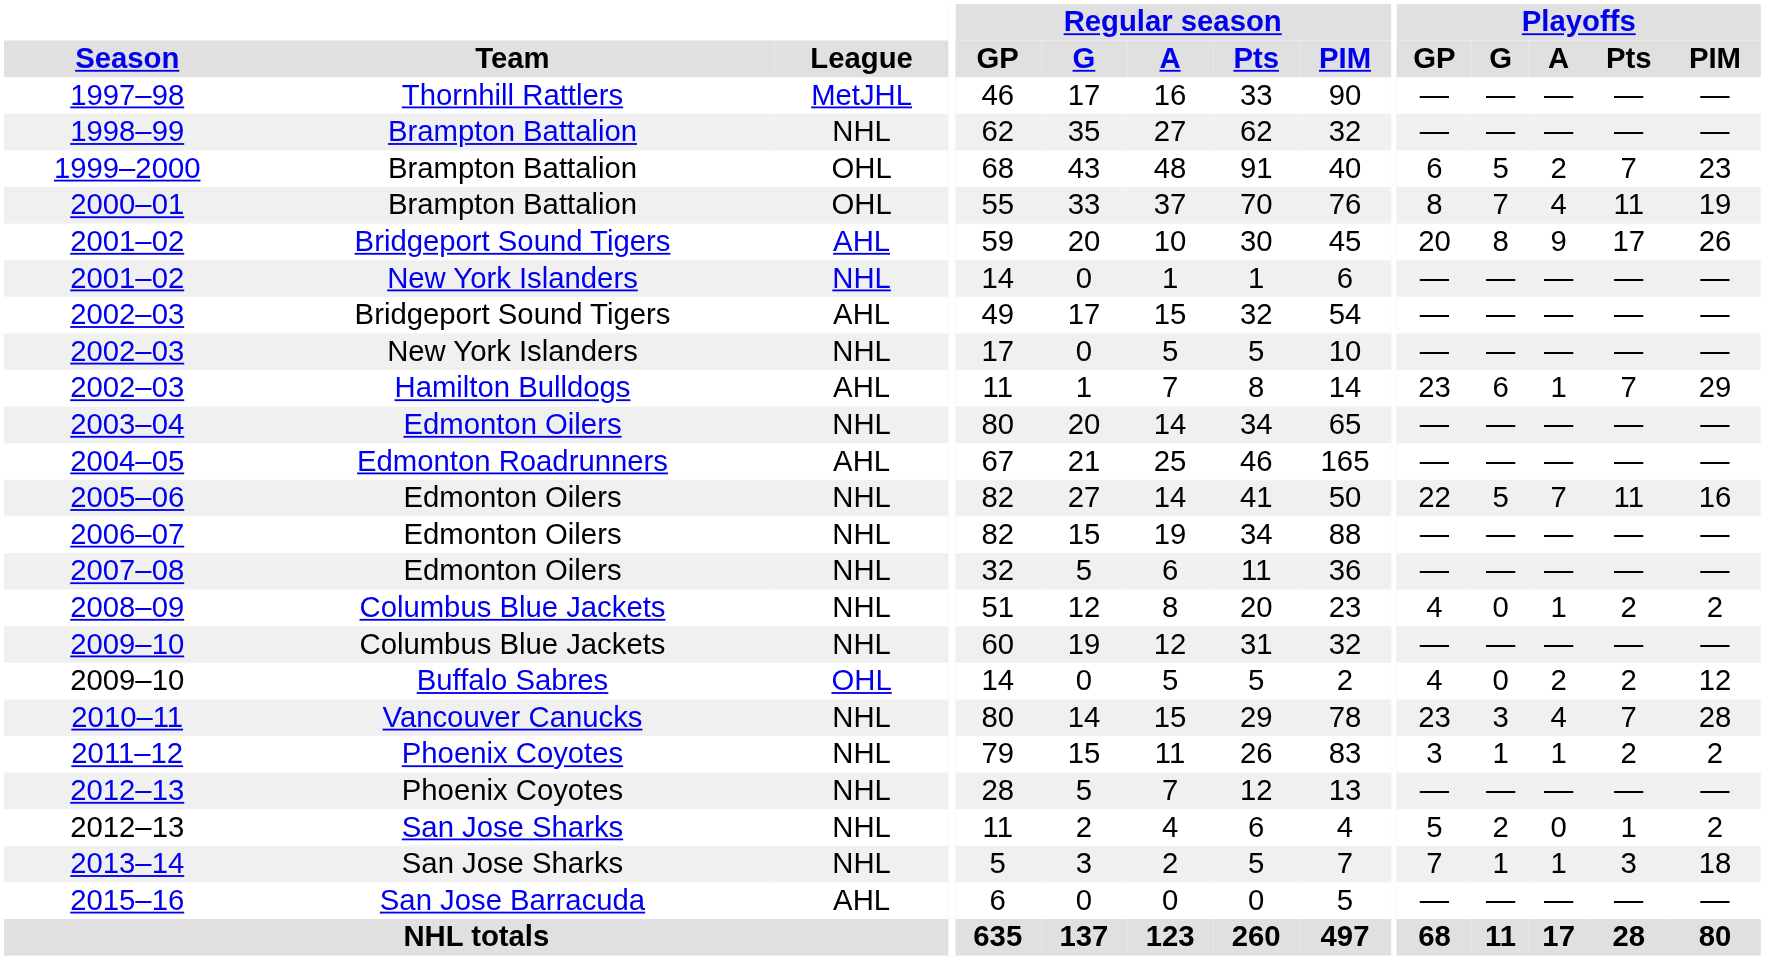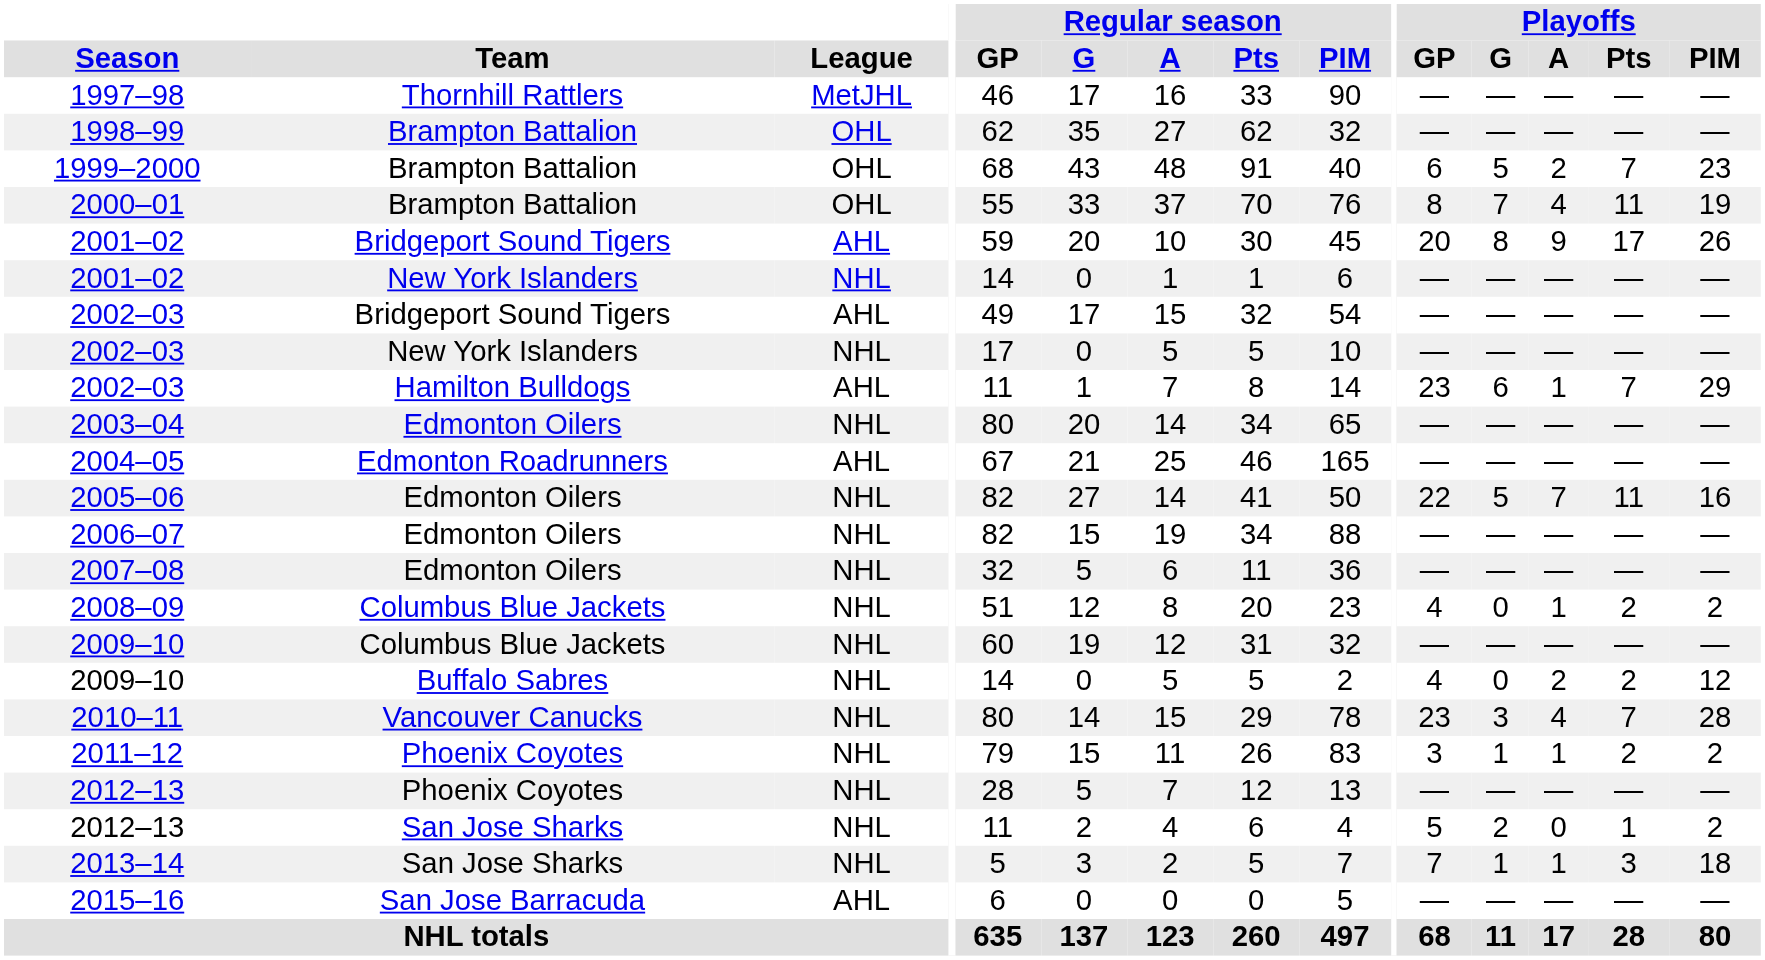(862, 131) NHL -> (862, 131) OHL
(862, 680) OHL -> (862, 680) NHL
